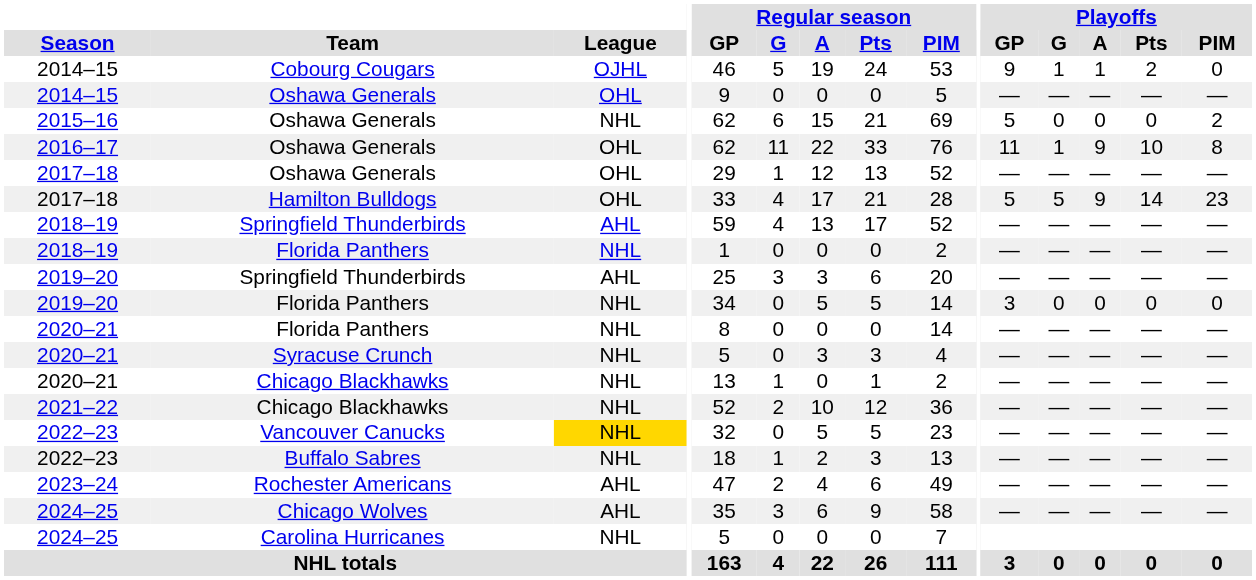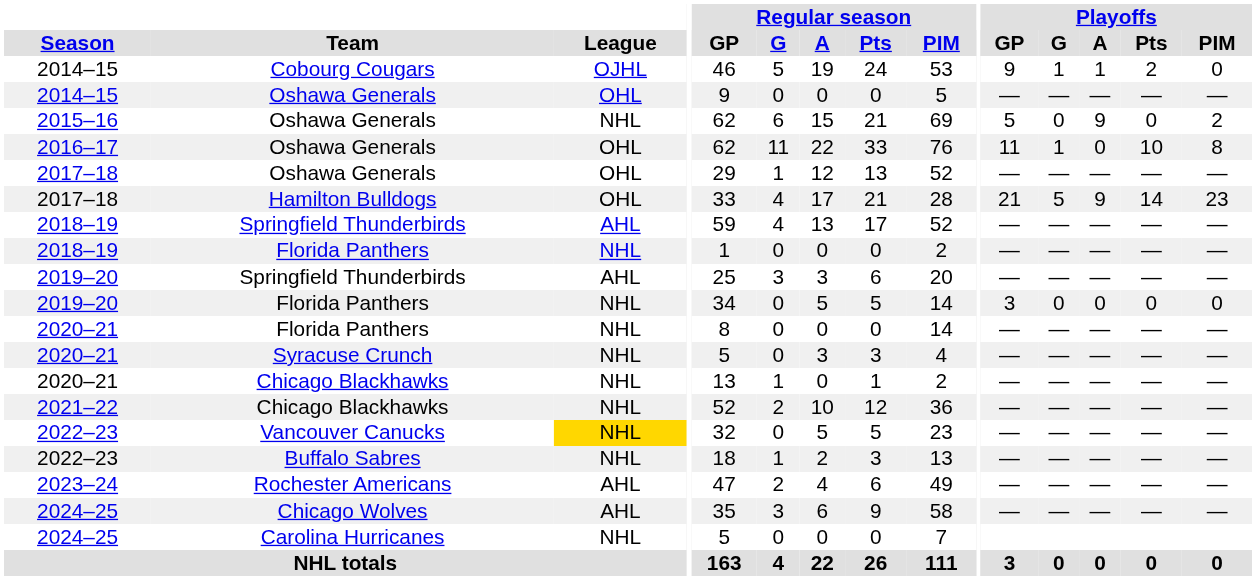(1100, 120) 0 -> (1100, 120) 9
(1100, 146) 9 -> (1100, 146) 0
(1009, 198) 5 -> (1009, 198) 21
